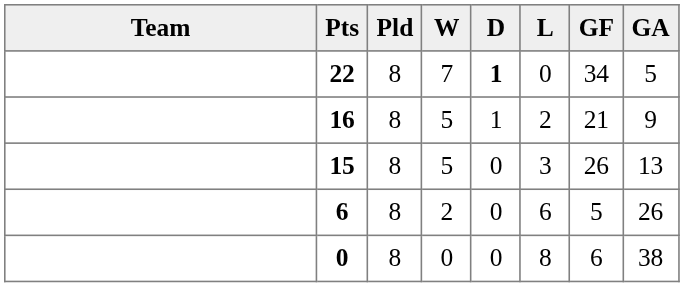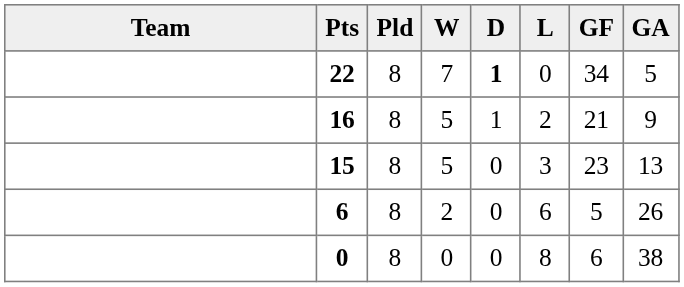(596, 165) 26 -> (596, 165) 23
